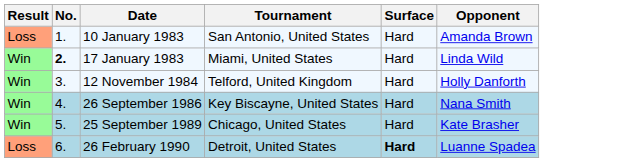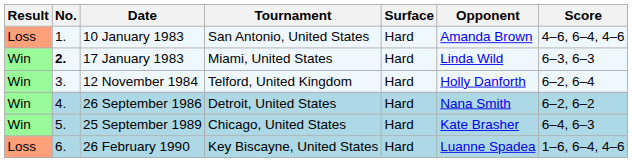+ column: (583, 14)
(293, 102) Key Biscayne, United States -> (272, 102) Detroit, United States
(272, 146) Detroit, United States -> (293, 146) Key Biscayne, United States
(400, 146) bold -> (399, 146) normal
